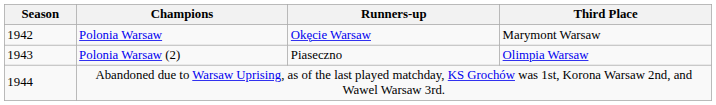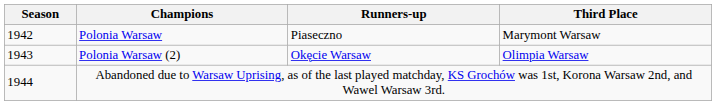(331, 34) Okęcie Warsaw -> (316, 34) Piaseczno
(316, 55) Piaseczno -> (331, 55) Okęcie Warsaw
